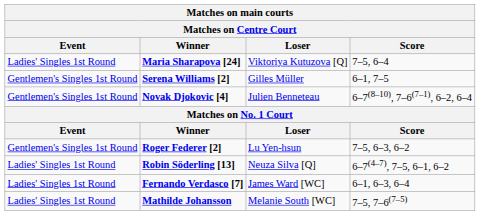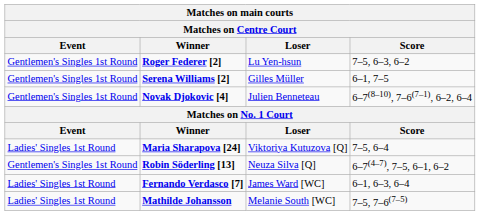rows swapped: (182, 147) <-> (191, 62)
(61, 165) Ladies' Singles 1st Round -> (72, 165) Gentlemen's Singles 1st Round
